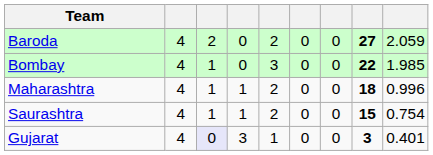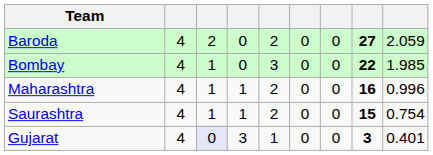(367, 89) 18 -> (367, 89) 16
